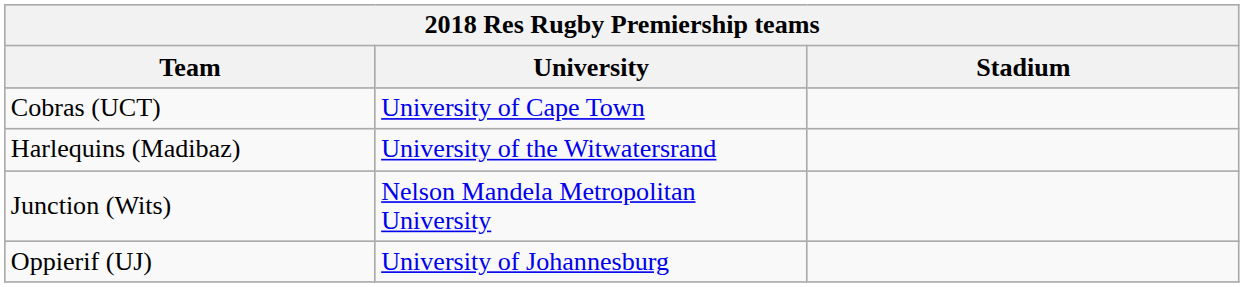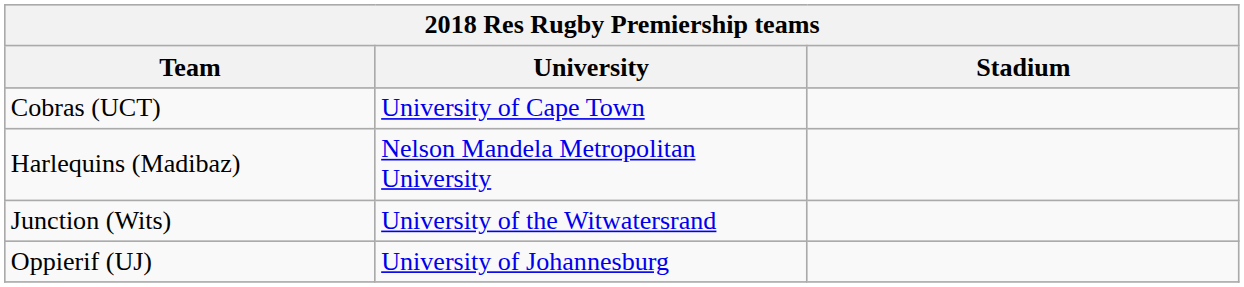(549, 149) University of the Witwatersrand -> (538, 163) Nelson Mandela Metropolitan University
(538, 205) Nelson Mandela Metropolitan University -> (549, 219) University of the Witwatersrand
